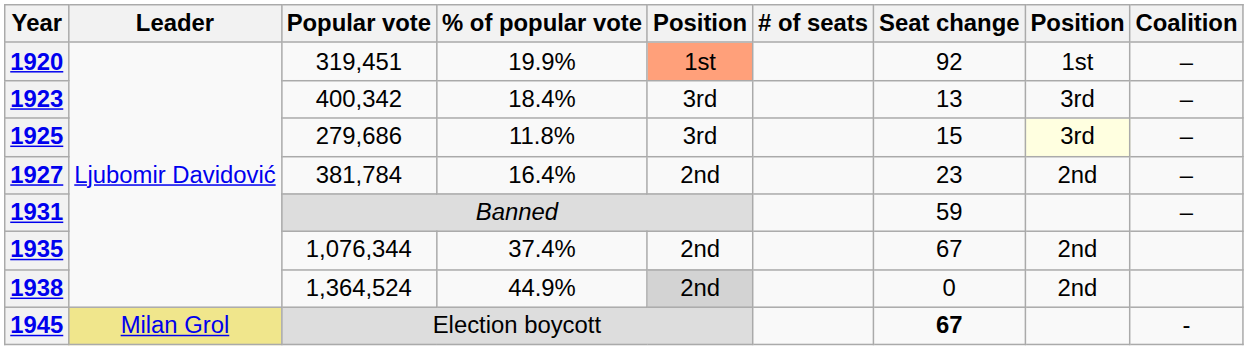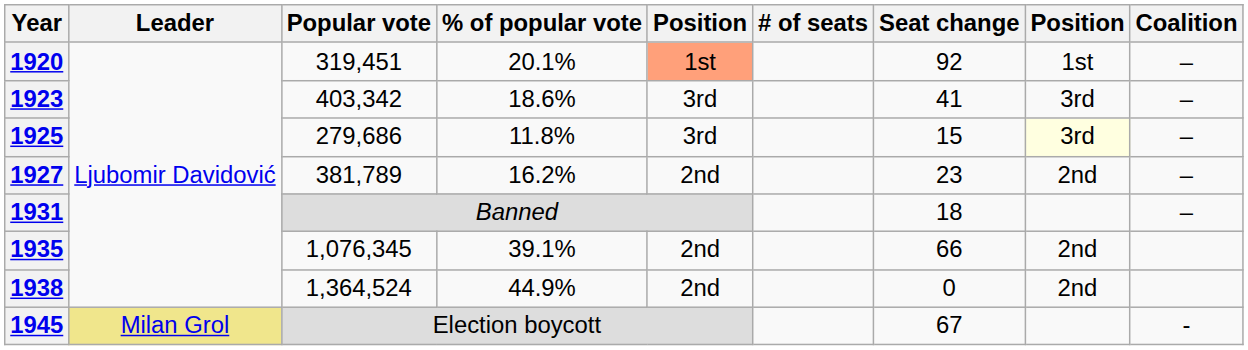(542, 61) 19.9% -> (542, 61) 20.1%
(359, 99) 400,342 -> (359, 99) 403,342
(542, 99) 18.4% -> (542, 99) 18.6%
(949, 99) 13 -> (949, 99) 41
(359, 174) 381,784 -> (359, 174) 381,789
(542, 174) 16.4% -> (542, 174) 16.2%
(949, 212) 59 -> (949, 212) 18
(359, 250) 1,076,344 -> (359, 250) 1,076,345
(542, 250) 37.4% -> (542, 250) 39.1%
(949, 250) 67 -> (949, 250) 66
(700, 288) lightgrey background -> (700, 288) no background
(949, 325) bold -> (949, 325) normal
